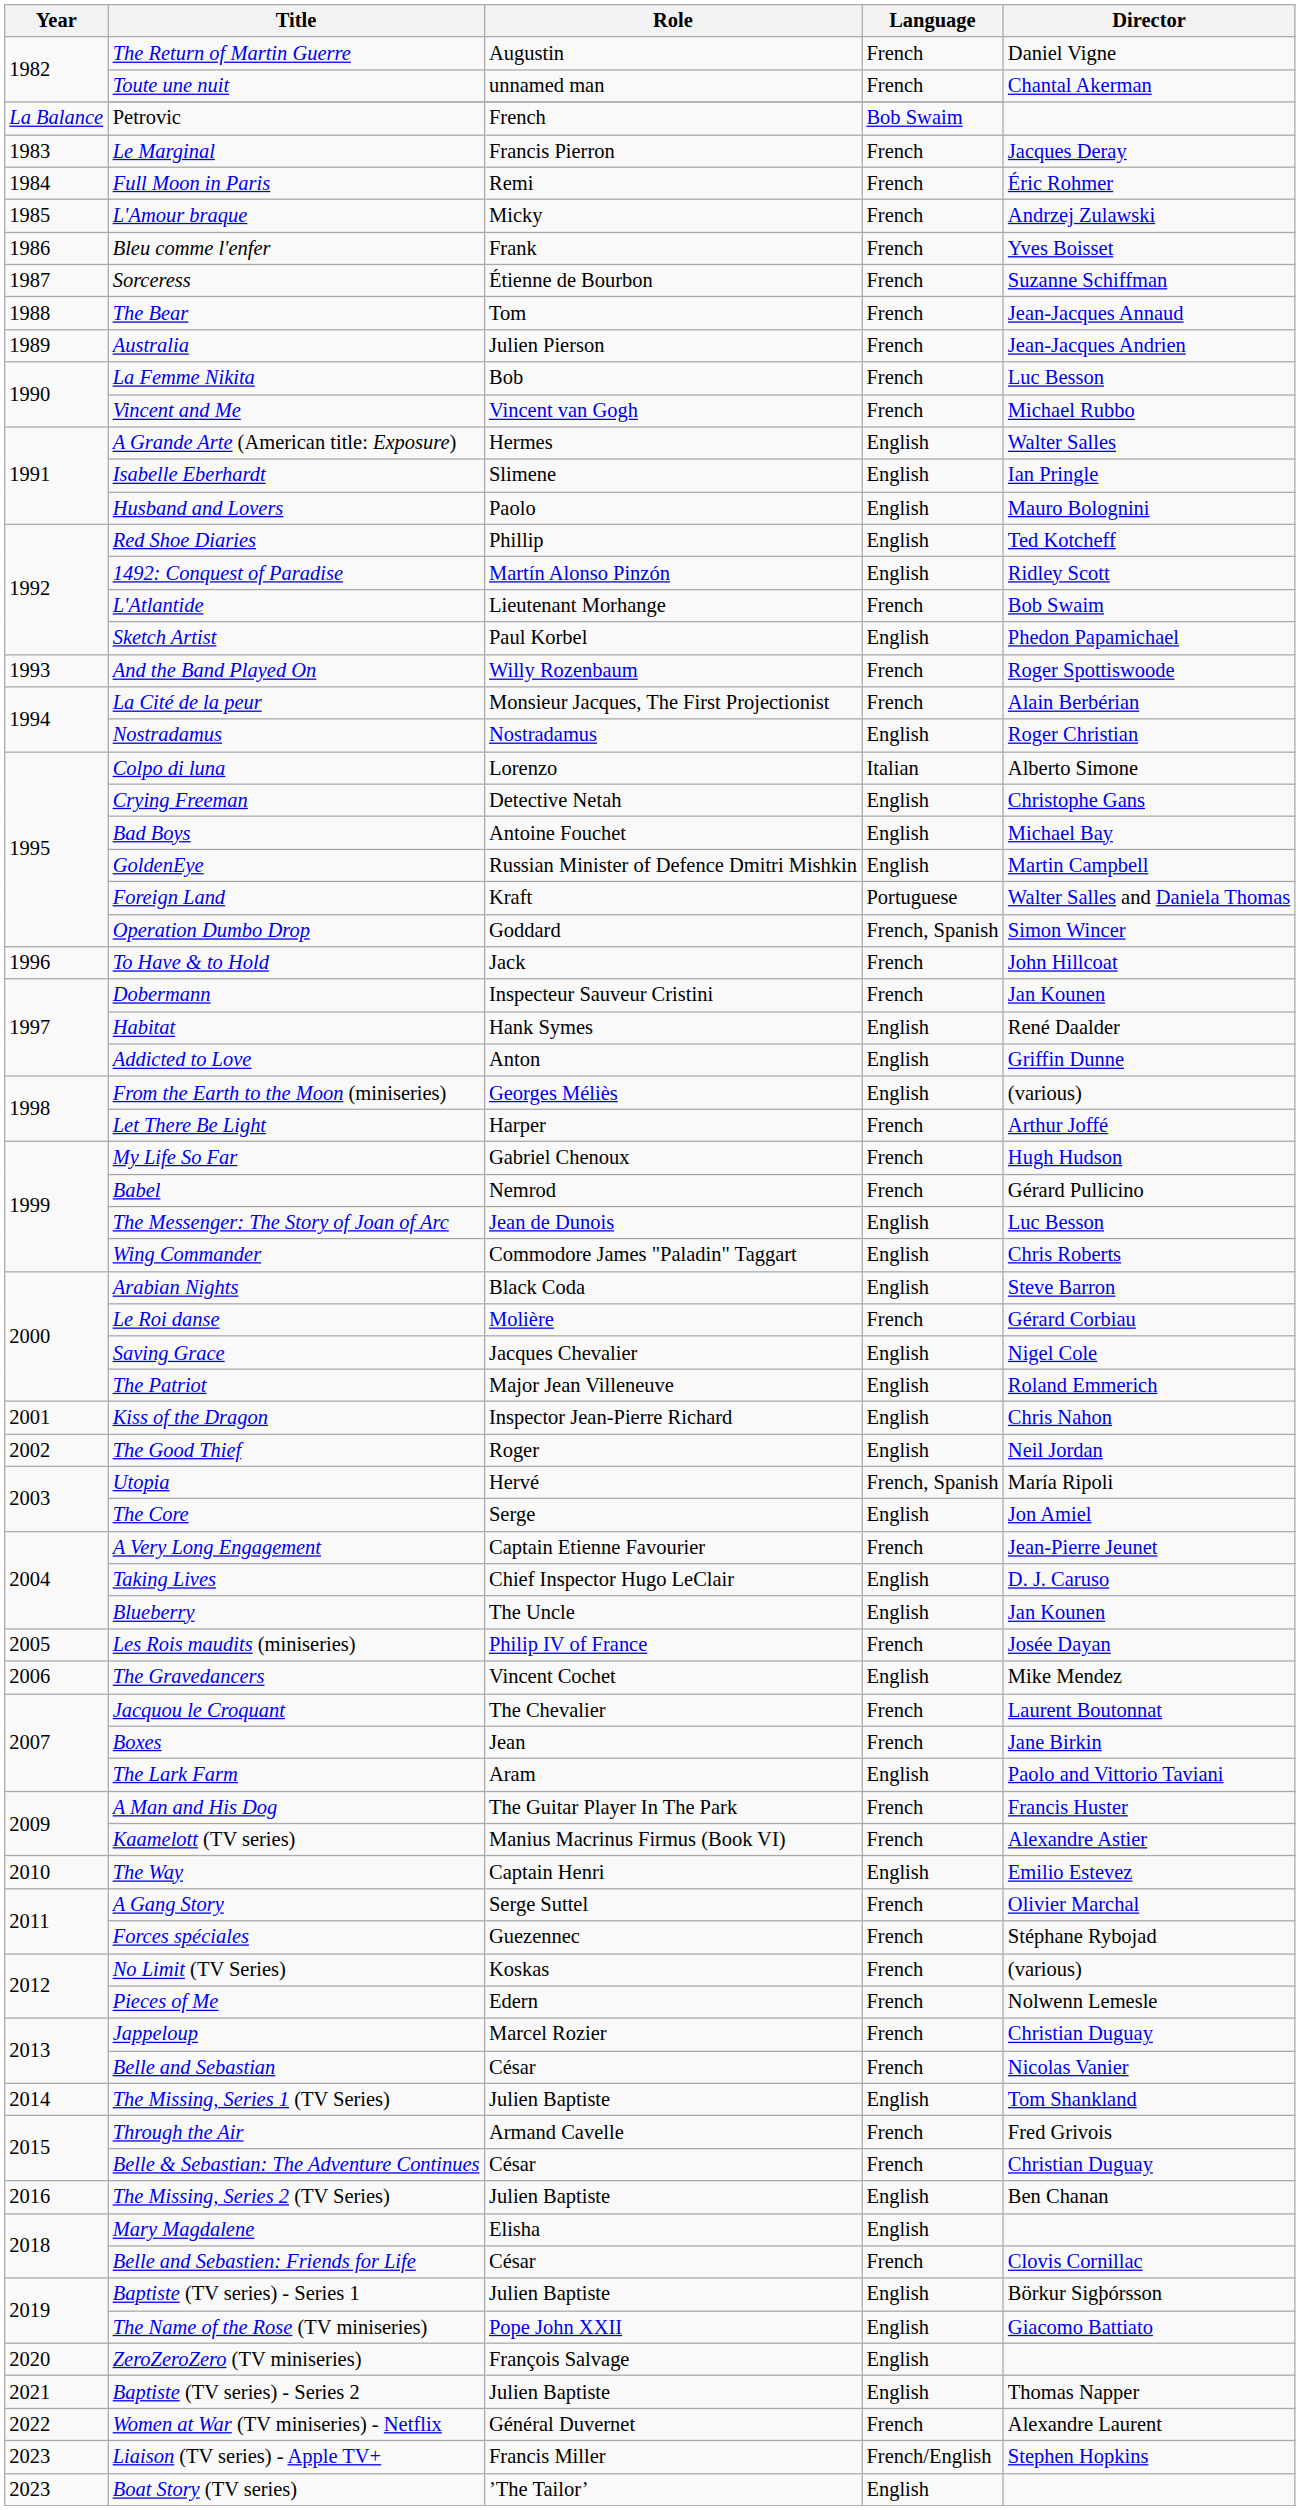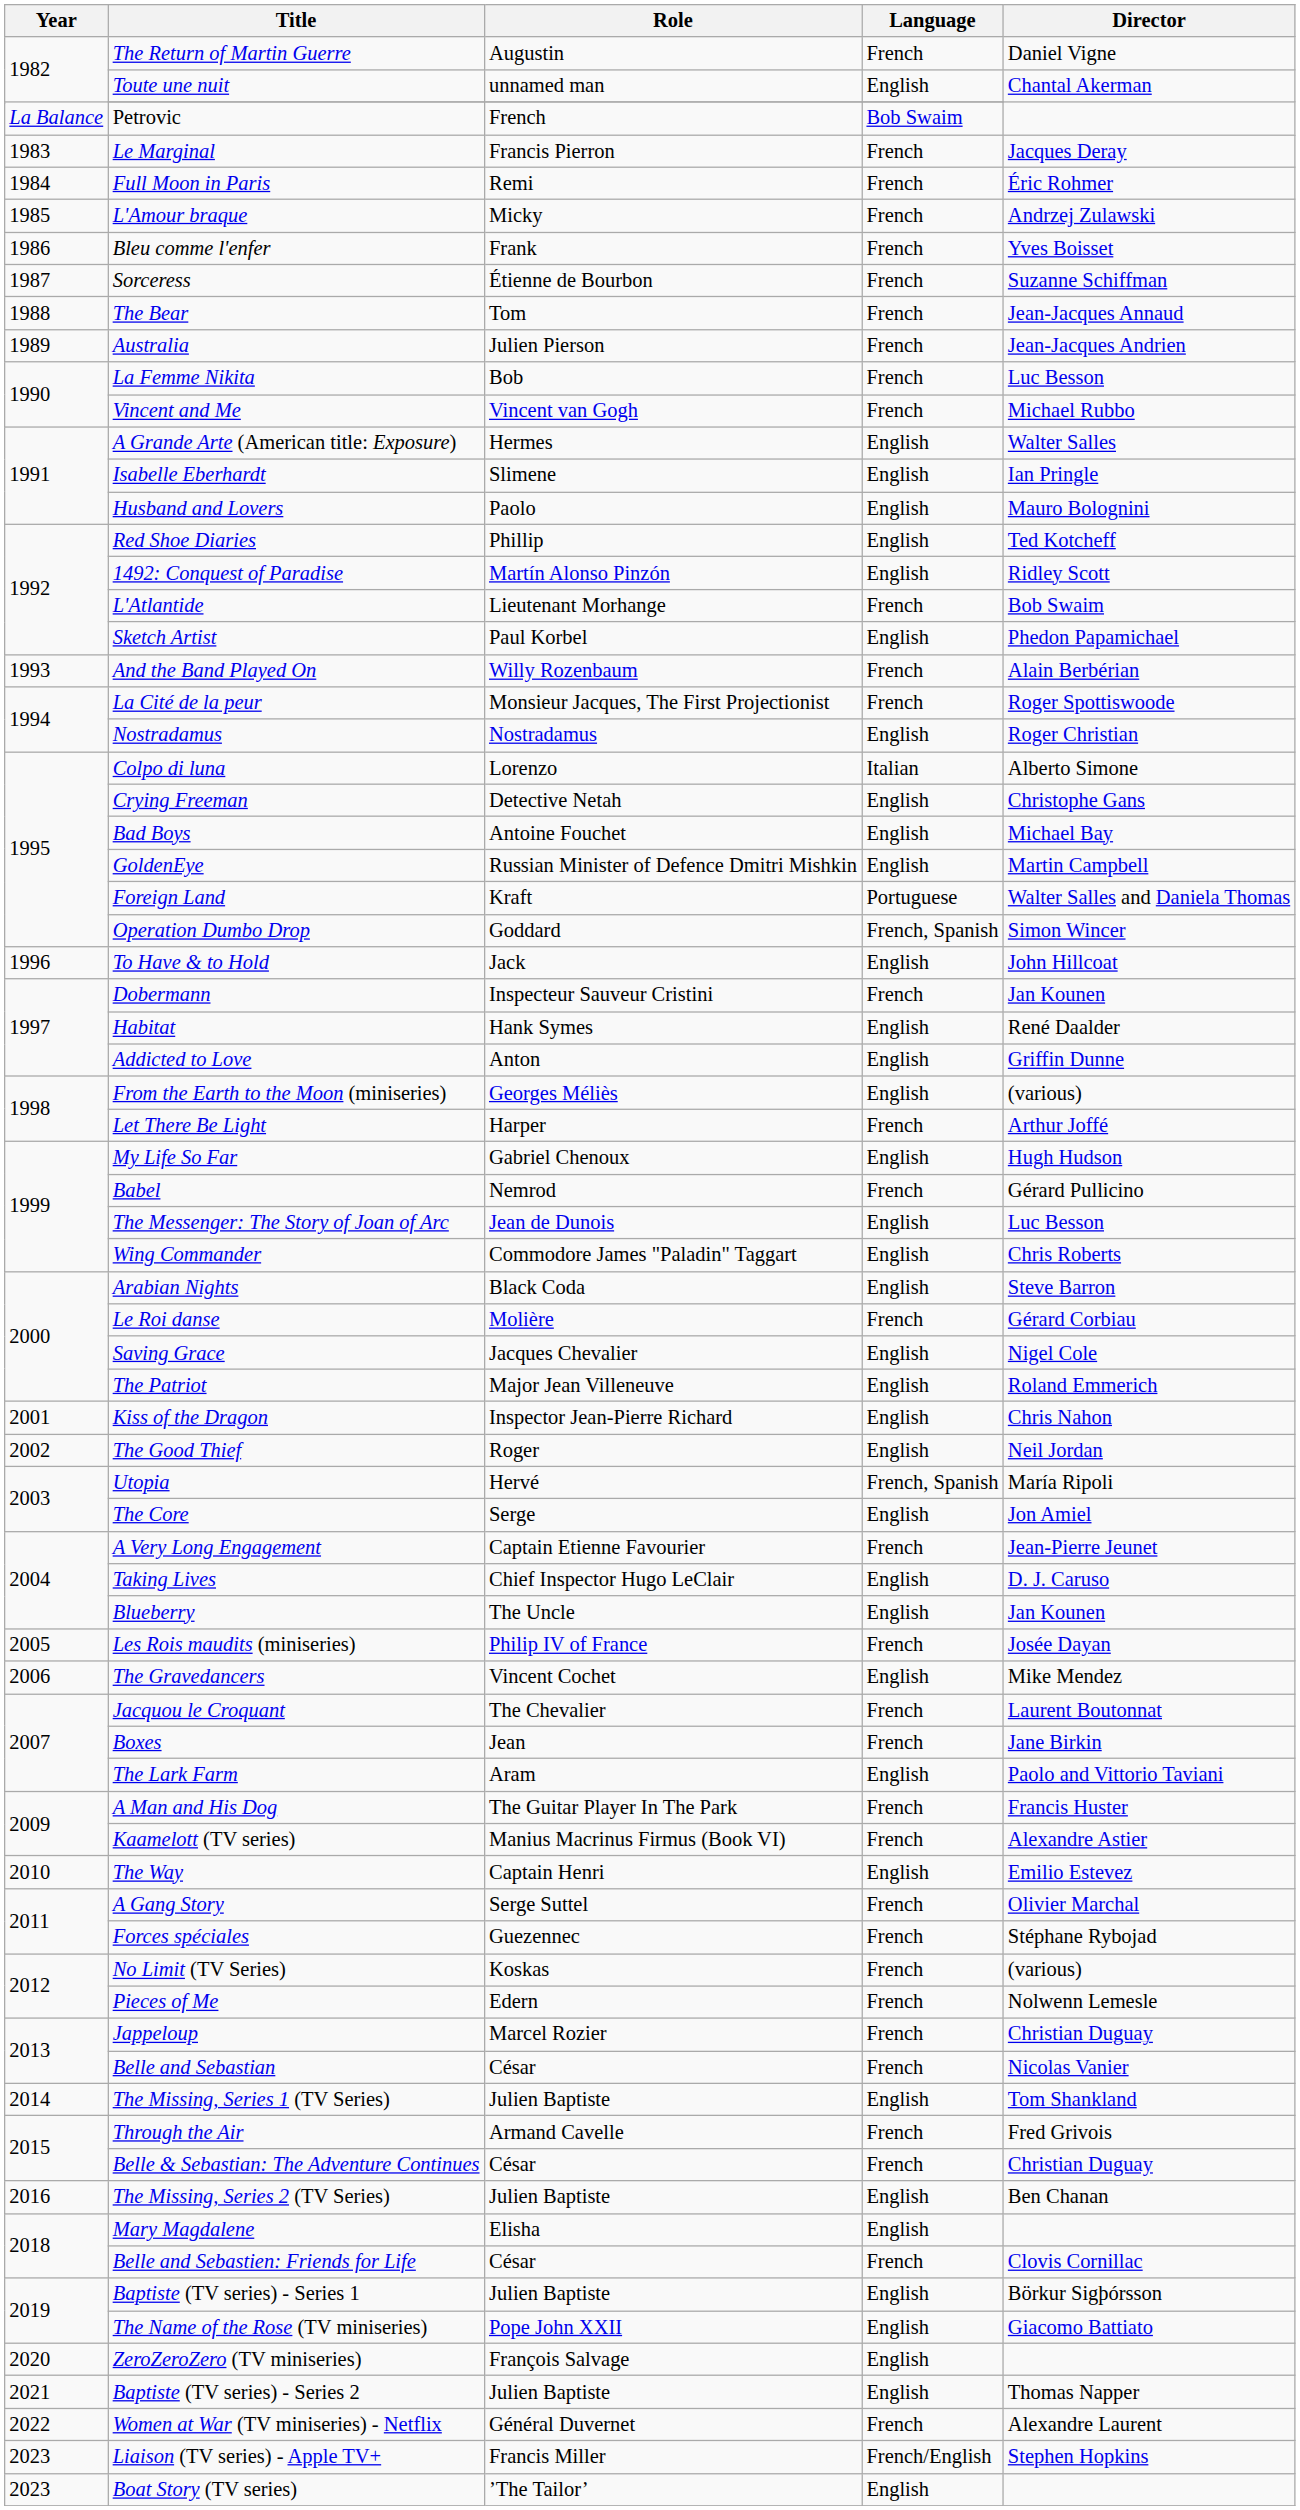(895, 85) French -> (898, 85) English
(1091, 670) Roger Spottiswoode -> (1074, 670) Alain Berbérian
(1074, 702) Alain Berbérian -> (1091, 702) Roger Spottiswoode
(895, 962) French -> (898, 962) English
(895, 1157) French -> (898, 1157) English
